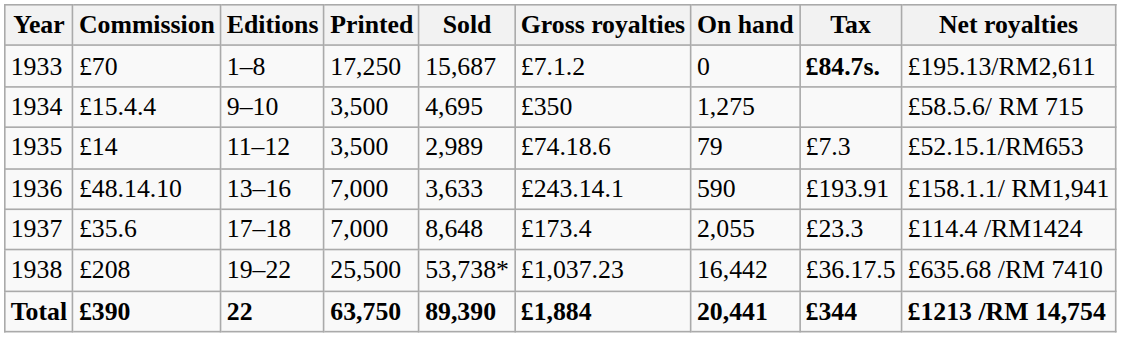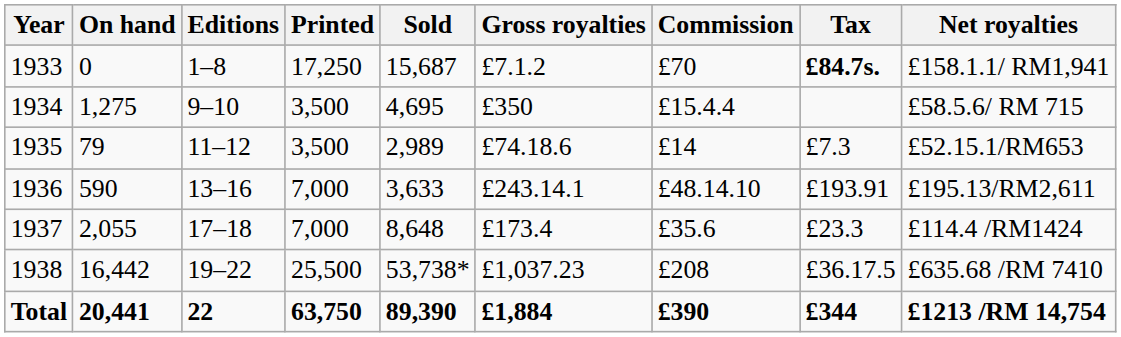columns swapped: (745, 24) <-> (147, 24)
(1002, 65) £195.13/RM2,611 -> (1008, 65) £158.1.1/ RM1,941
(1008, 188) £158.1.1/ RM1,941 -> (1002, 188) £195.13/RM2,611
